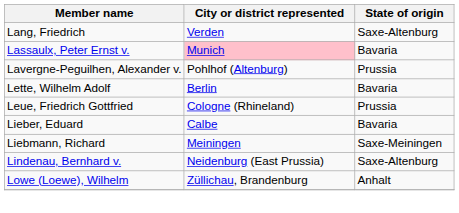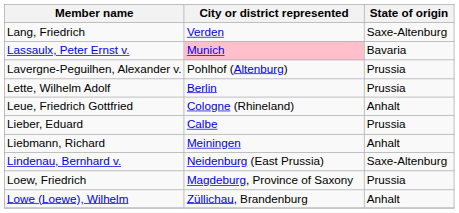(377, 87) Bavaria -> (386, 87) Prussia
(377, 106) Prussia -> (383, 106) Anhalt
(377, 124) Bavaria -> (386, 124) Prussia
(400, 143) Saxe-Meiningen -> (383, 143) Anhalt
+ row: (47, 180)
